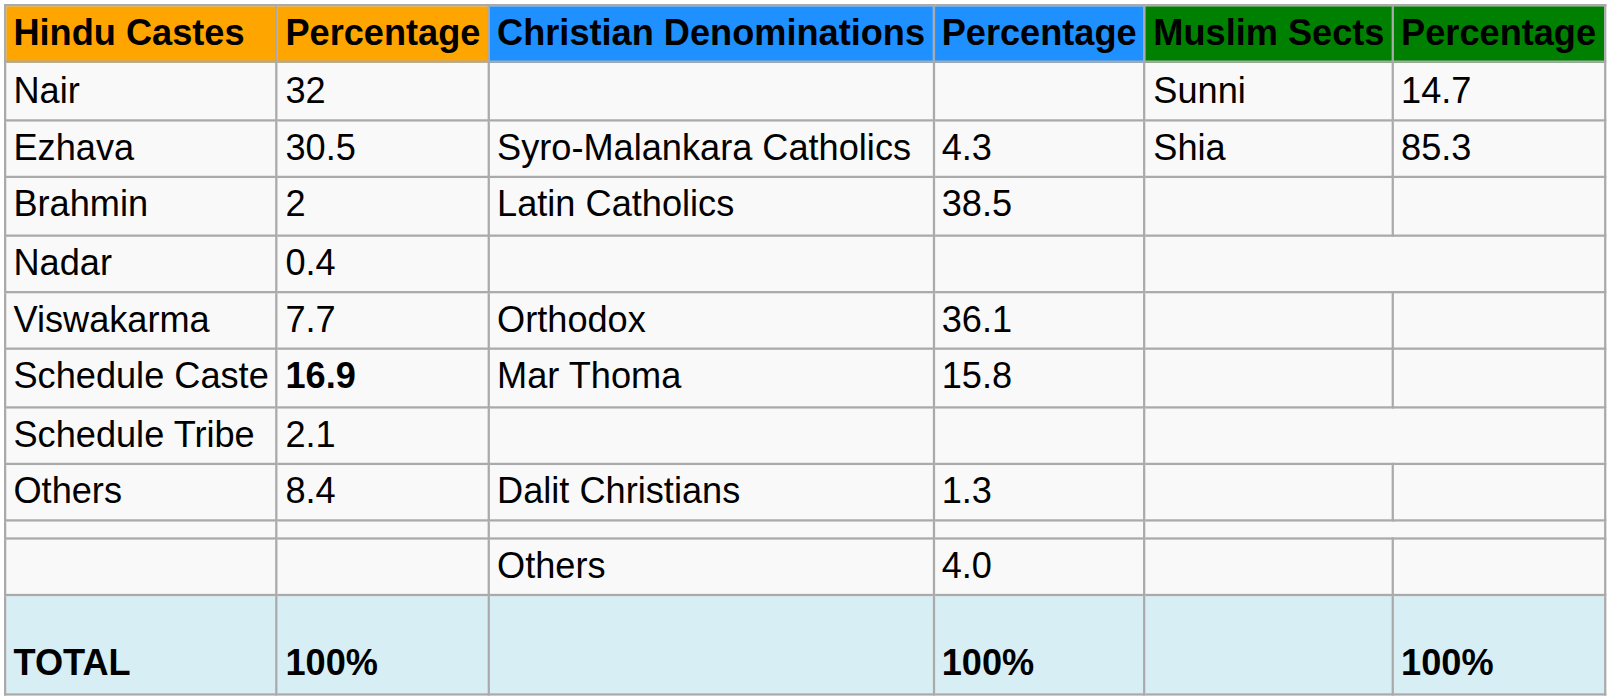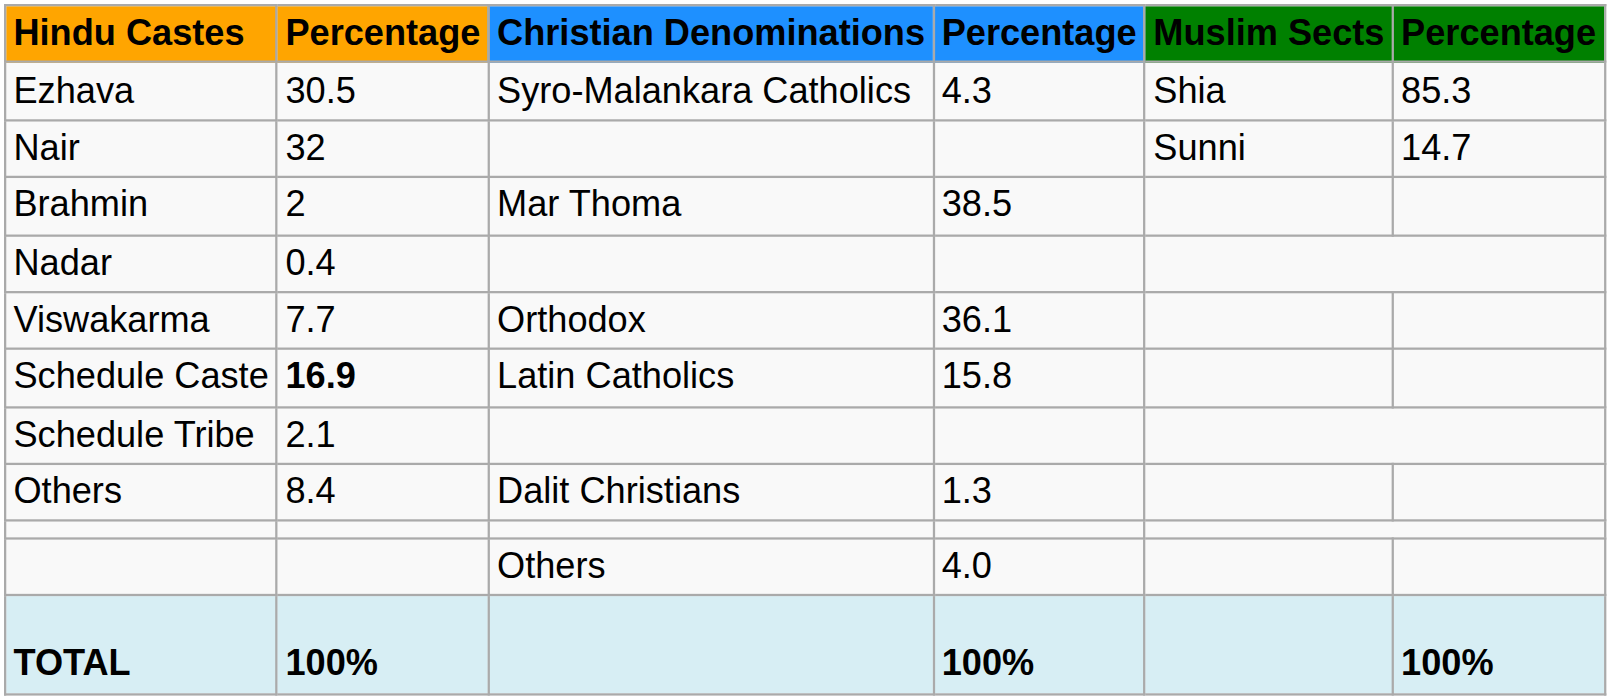rows swapped: (47, 90) <-> (74, 147)
(616, 205) Latin Catholics -> (589, 205) Mar Thoma
(589, 377) Mar Thoma -> (616, 377) Latin Catholics
